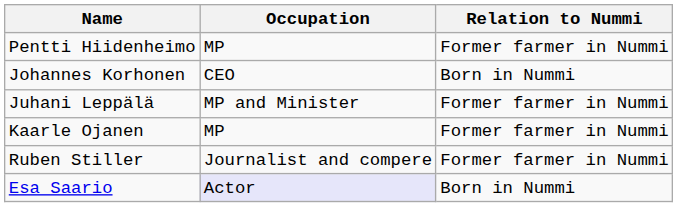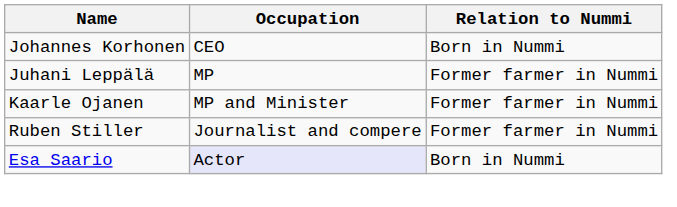- row: (102, 47)
(282, 103) MP and Minister -> (204, 75) MP
(214, 131) MP -> (271, 103) MP and Minister
